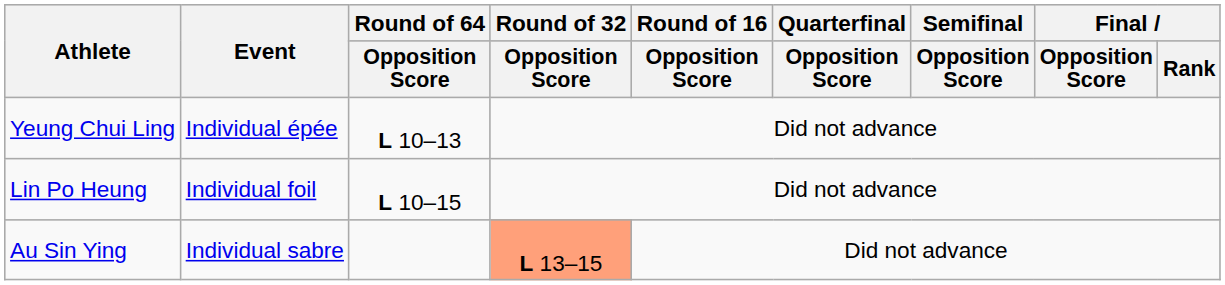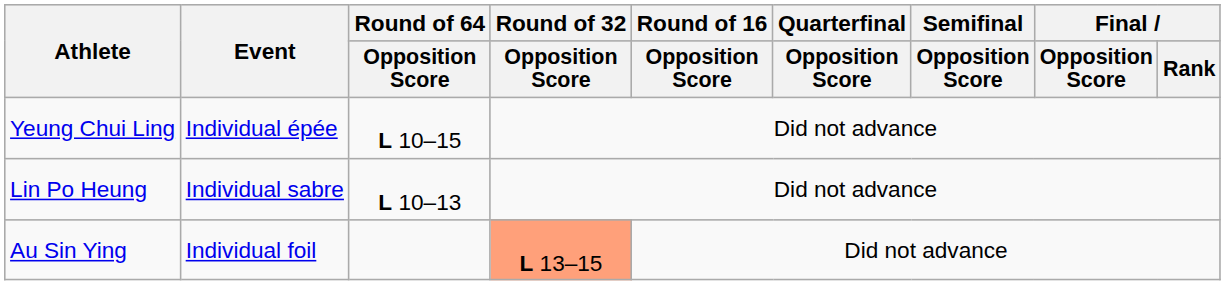(420, 141) L 10–13 -> (420, 141) L 10–15
(251, 189) Individual foil -> (265, 189) Individual sabre
(420, 202) L 10–15 -> (420, 202) L 10–13
(265, 250) Individual sabre -> (251, 250) Individual foil
